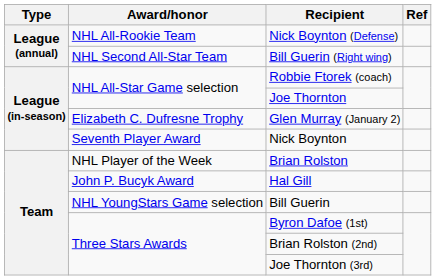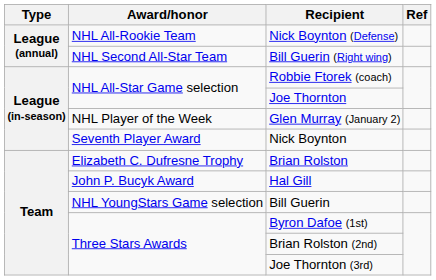(157, 118) Elizabeth C. Dufresne Trophy -> (142, 118) NHL Player of the Week
(142, 160) NHL Player of the Week -> (157, 160) Elizabeth C. Dufresne Trophy
